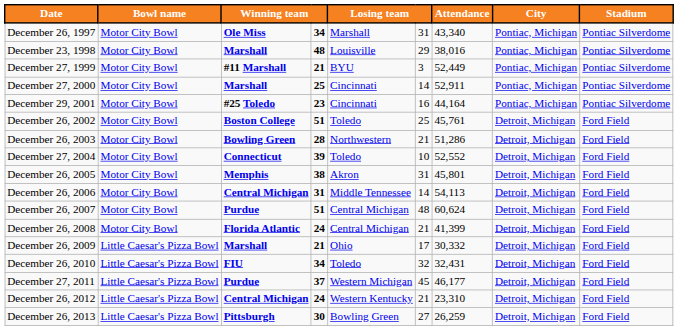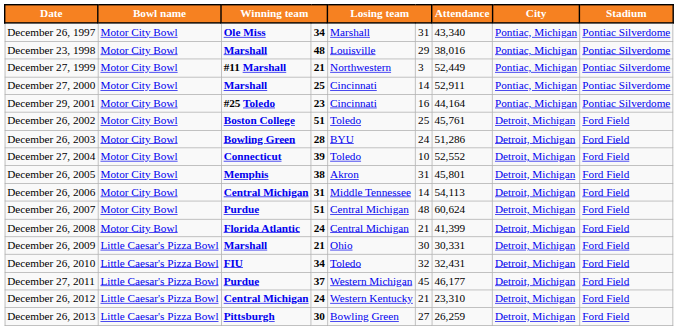(342, 68) BYU -> (361, 68) Northwestern
(361, 139) Northwestern -> (342, 139) BYU
(424, 139) 21 -> (424, 139) 24
(424, 245) 17 -> (424, 245) 30
(450, 245) 30,332 -> (450, 245) 30,331
